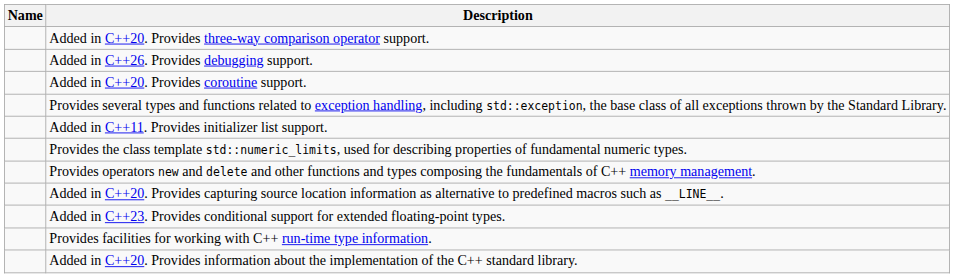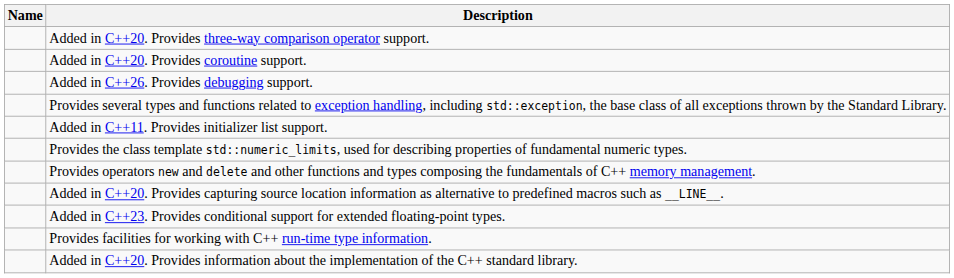rows swapped: (178, 82) <-> (181, 60)
